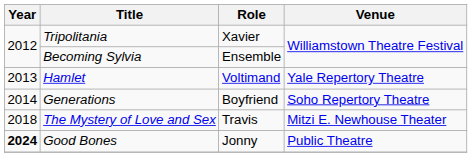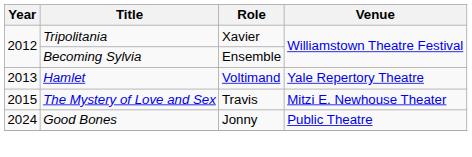- row: (79, 99)
(22, 120) 2018 -> (22, 99) 2015
(22, 141) bold -> (22, 120) normal
